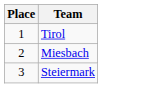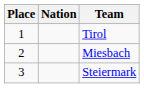+ column: (59, 14)
